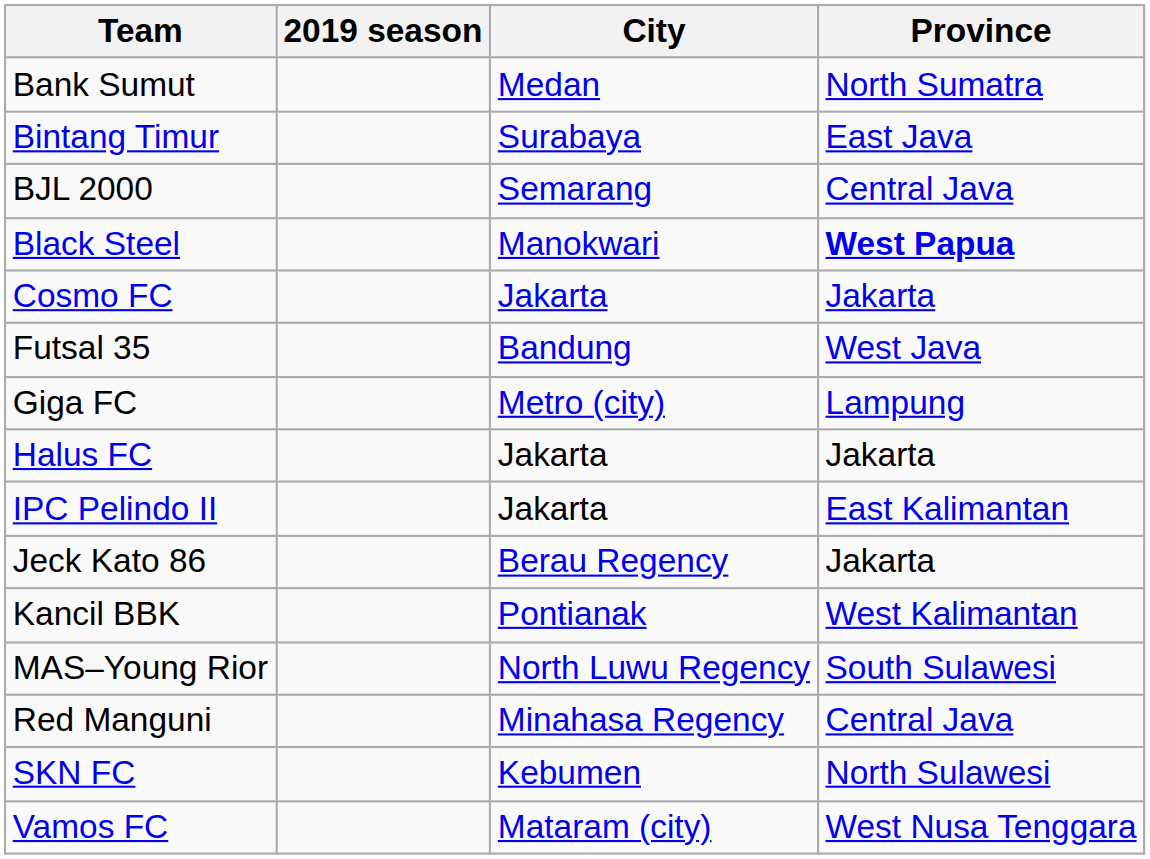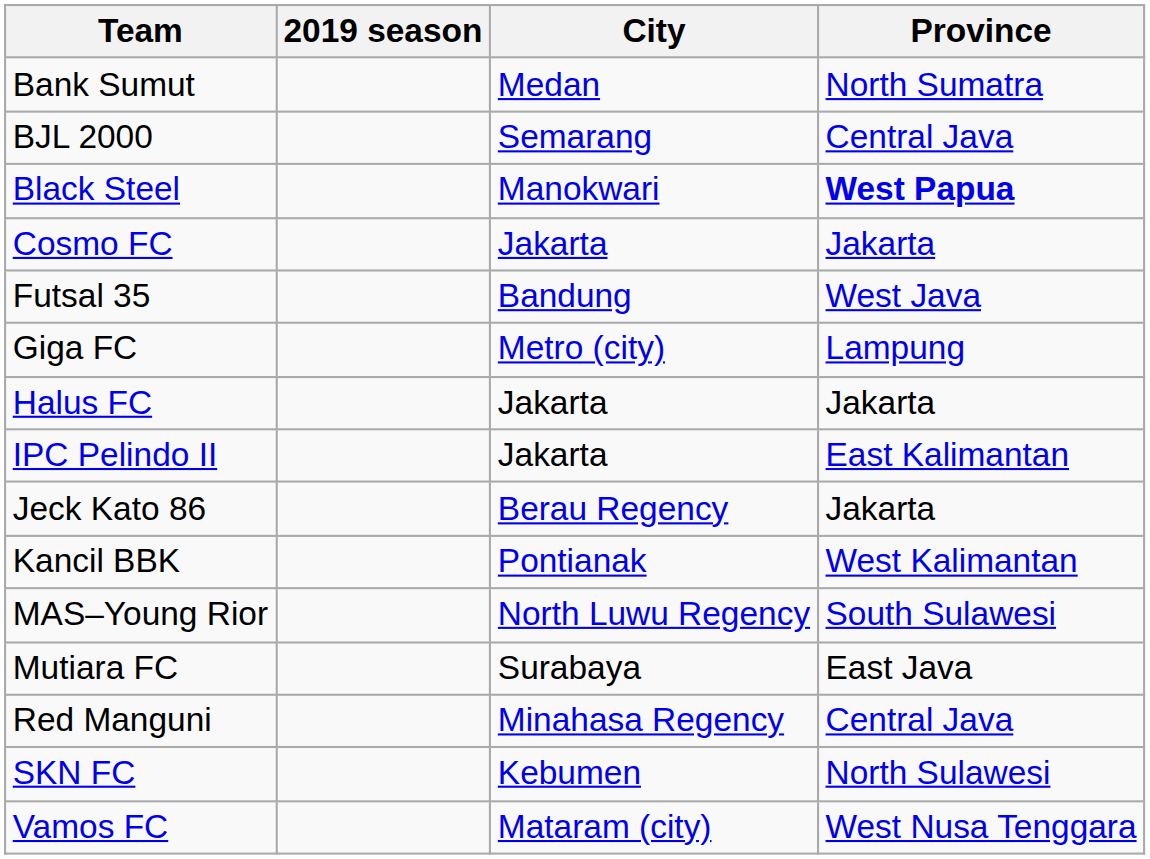- row: (116, 137)
+ row: (95, 667)
